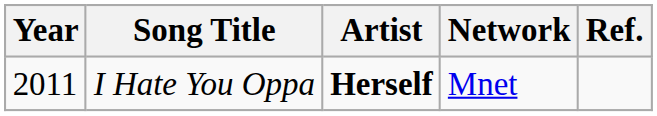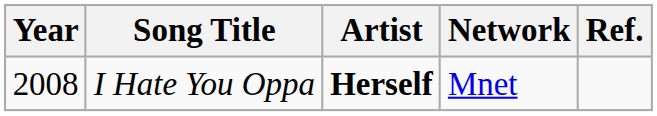(45, 82) 2011 -> (46, 82) 2008
